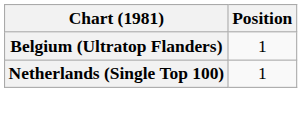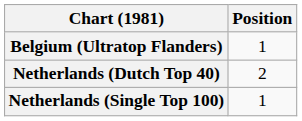+ row: (116, 73)
